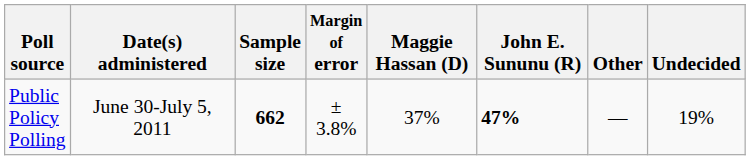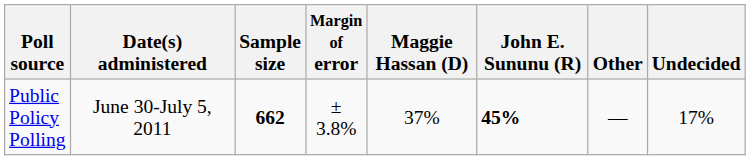(501, 116) 47% -> (501, 116) 45%
(696, 116) 19% -> (696, 116) 17%
